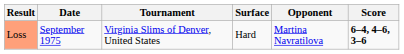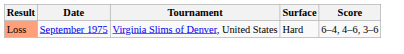- column: (310, 12)
(370, 35) bold -> (350, 29) normal
